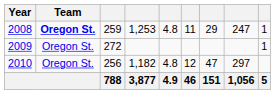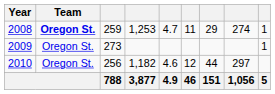(170, 30) 4.8 -> (170, 30) 4.7
(241, 30) 247 -> (241, 30) 274
(113, 47) 272 -> (113, 47) 273
(170, 64) 4.8 -> (170, 64) 4.6
(212, 64) 47 -> (212, 64) 44
